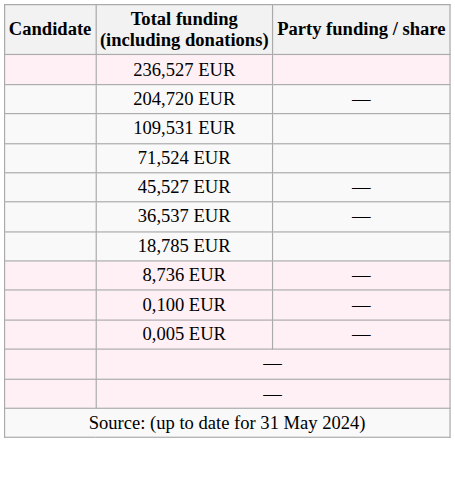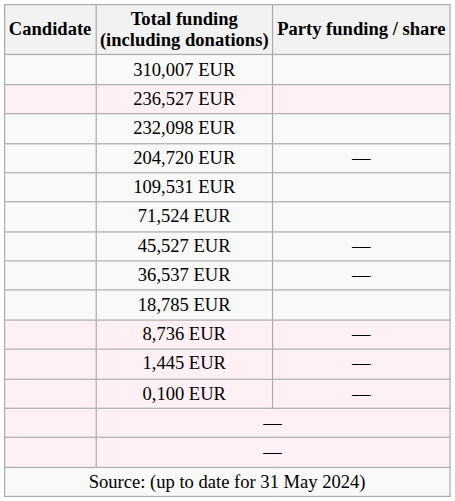+ row: (184, 69)
+ row: (184, 128)
+ row: (184, 363)
- row: (184, 334)
